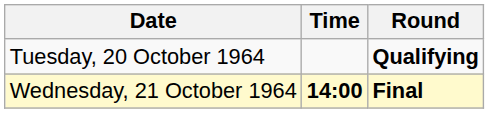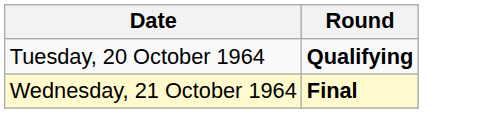- column: (335, 21)
